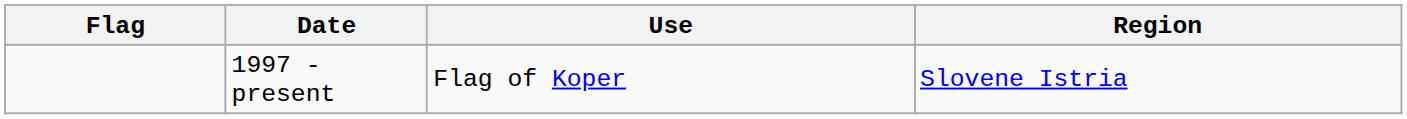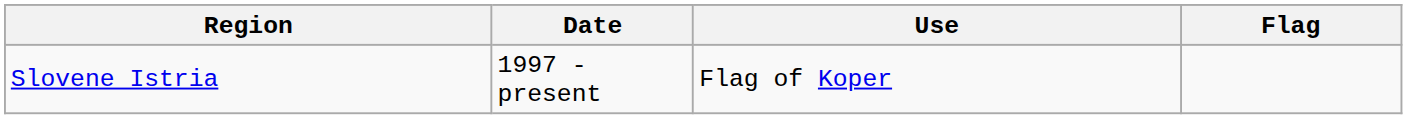columns swapped: (115, 25) <-> (1158, 25)
